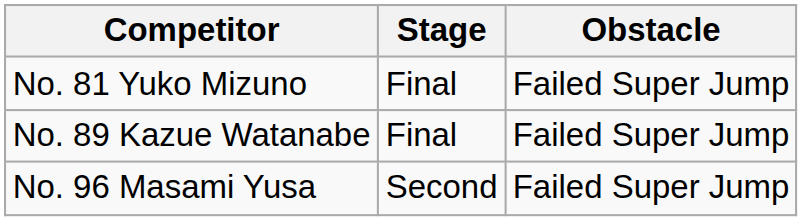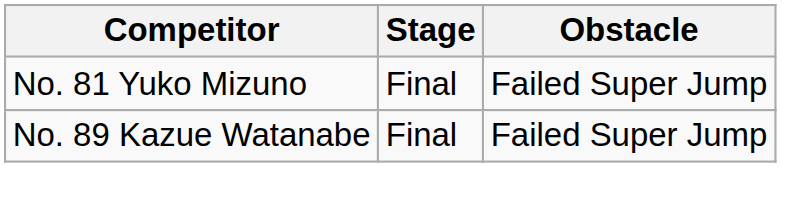- row: (164, 187)
